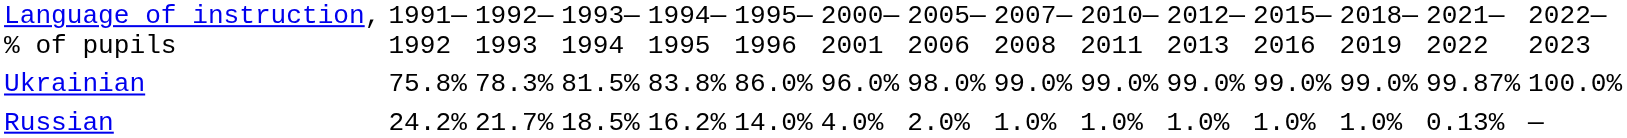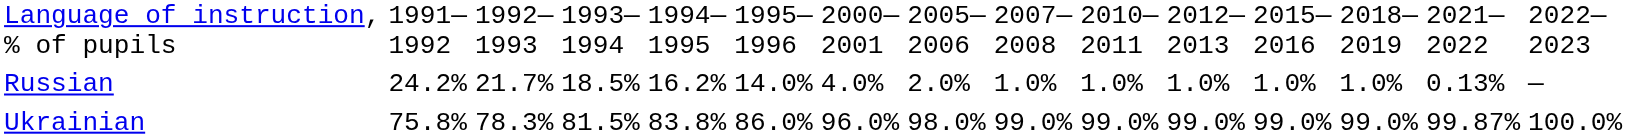rows swapped: (75, 84) <-> (59, 123)
